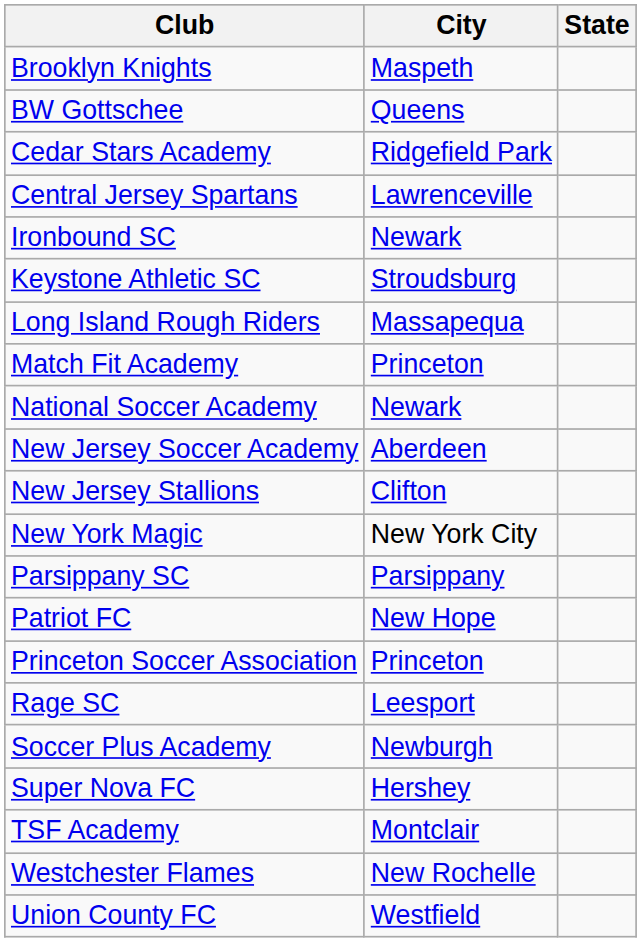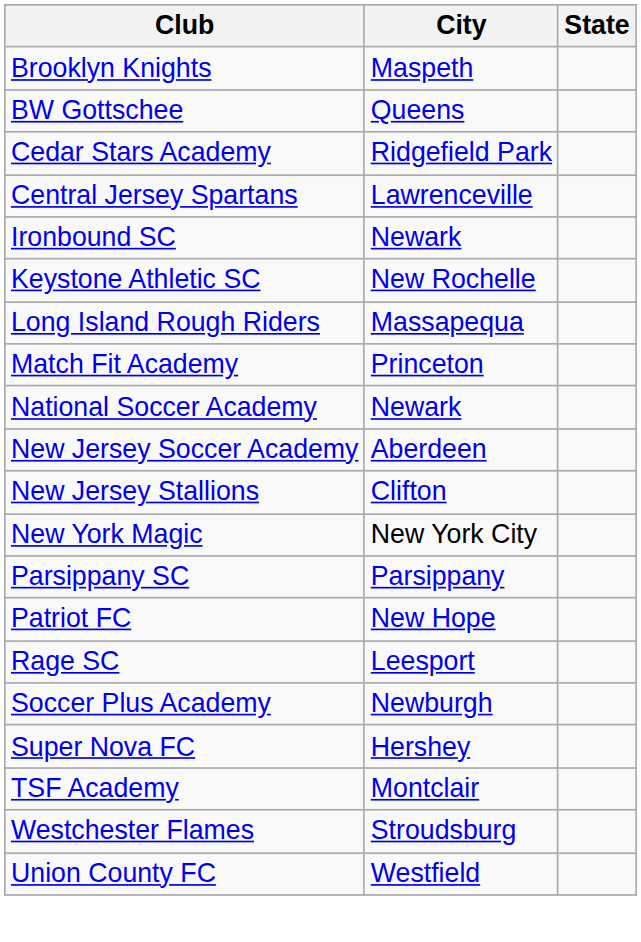(444, 279) Stroudsburg -> (453, 279) New Rochelle
- row: (184, 661)
(453, 873) New Rochelle -> (444, 830) Stroudsburg
